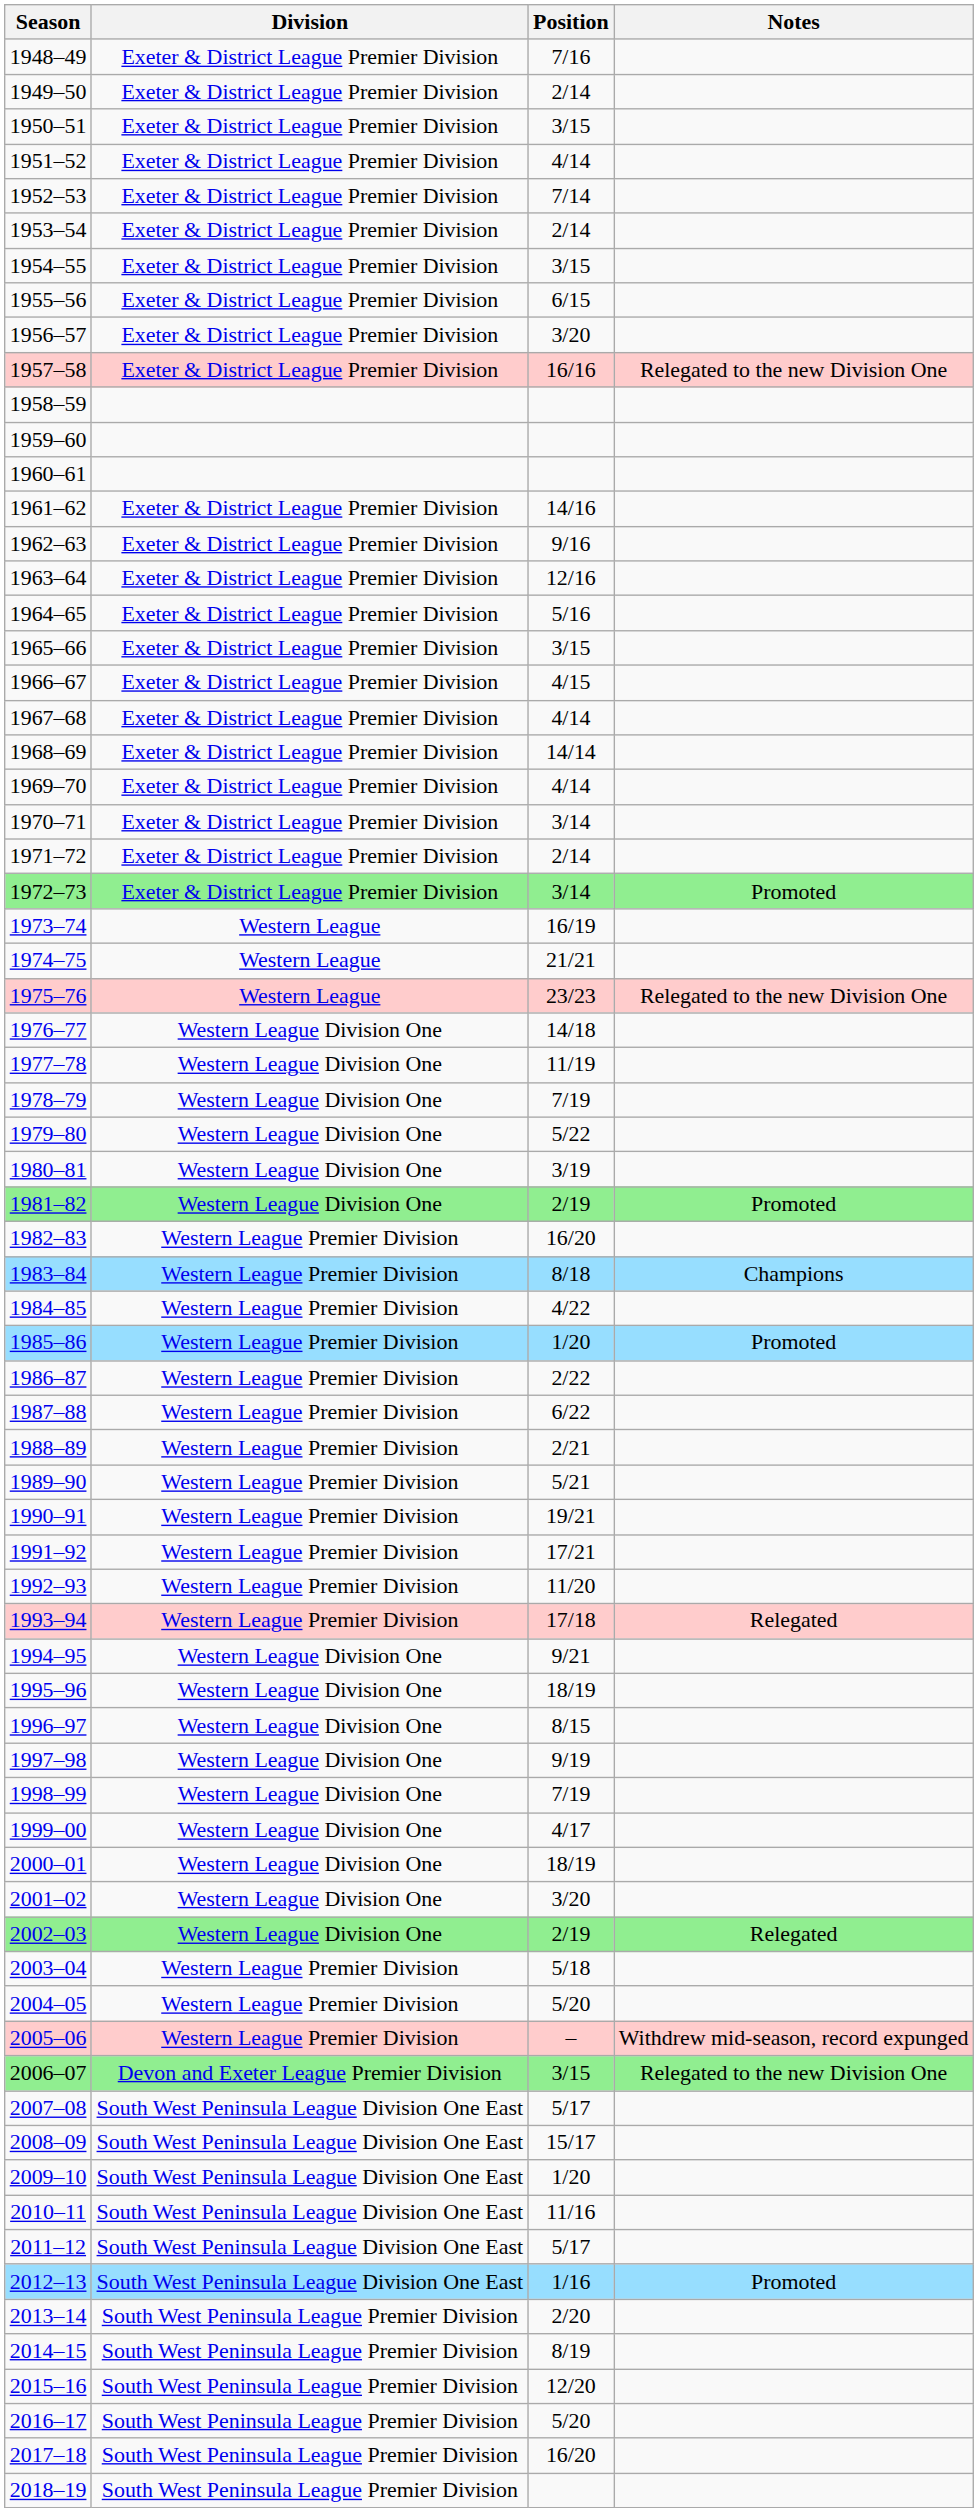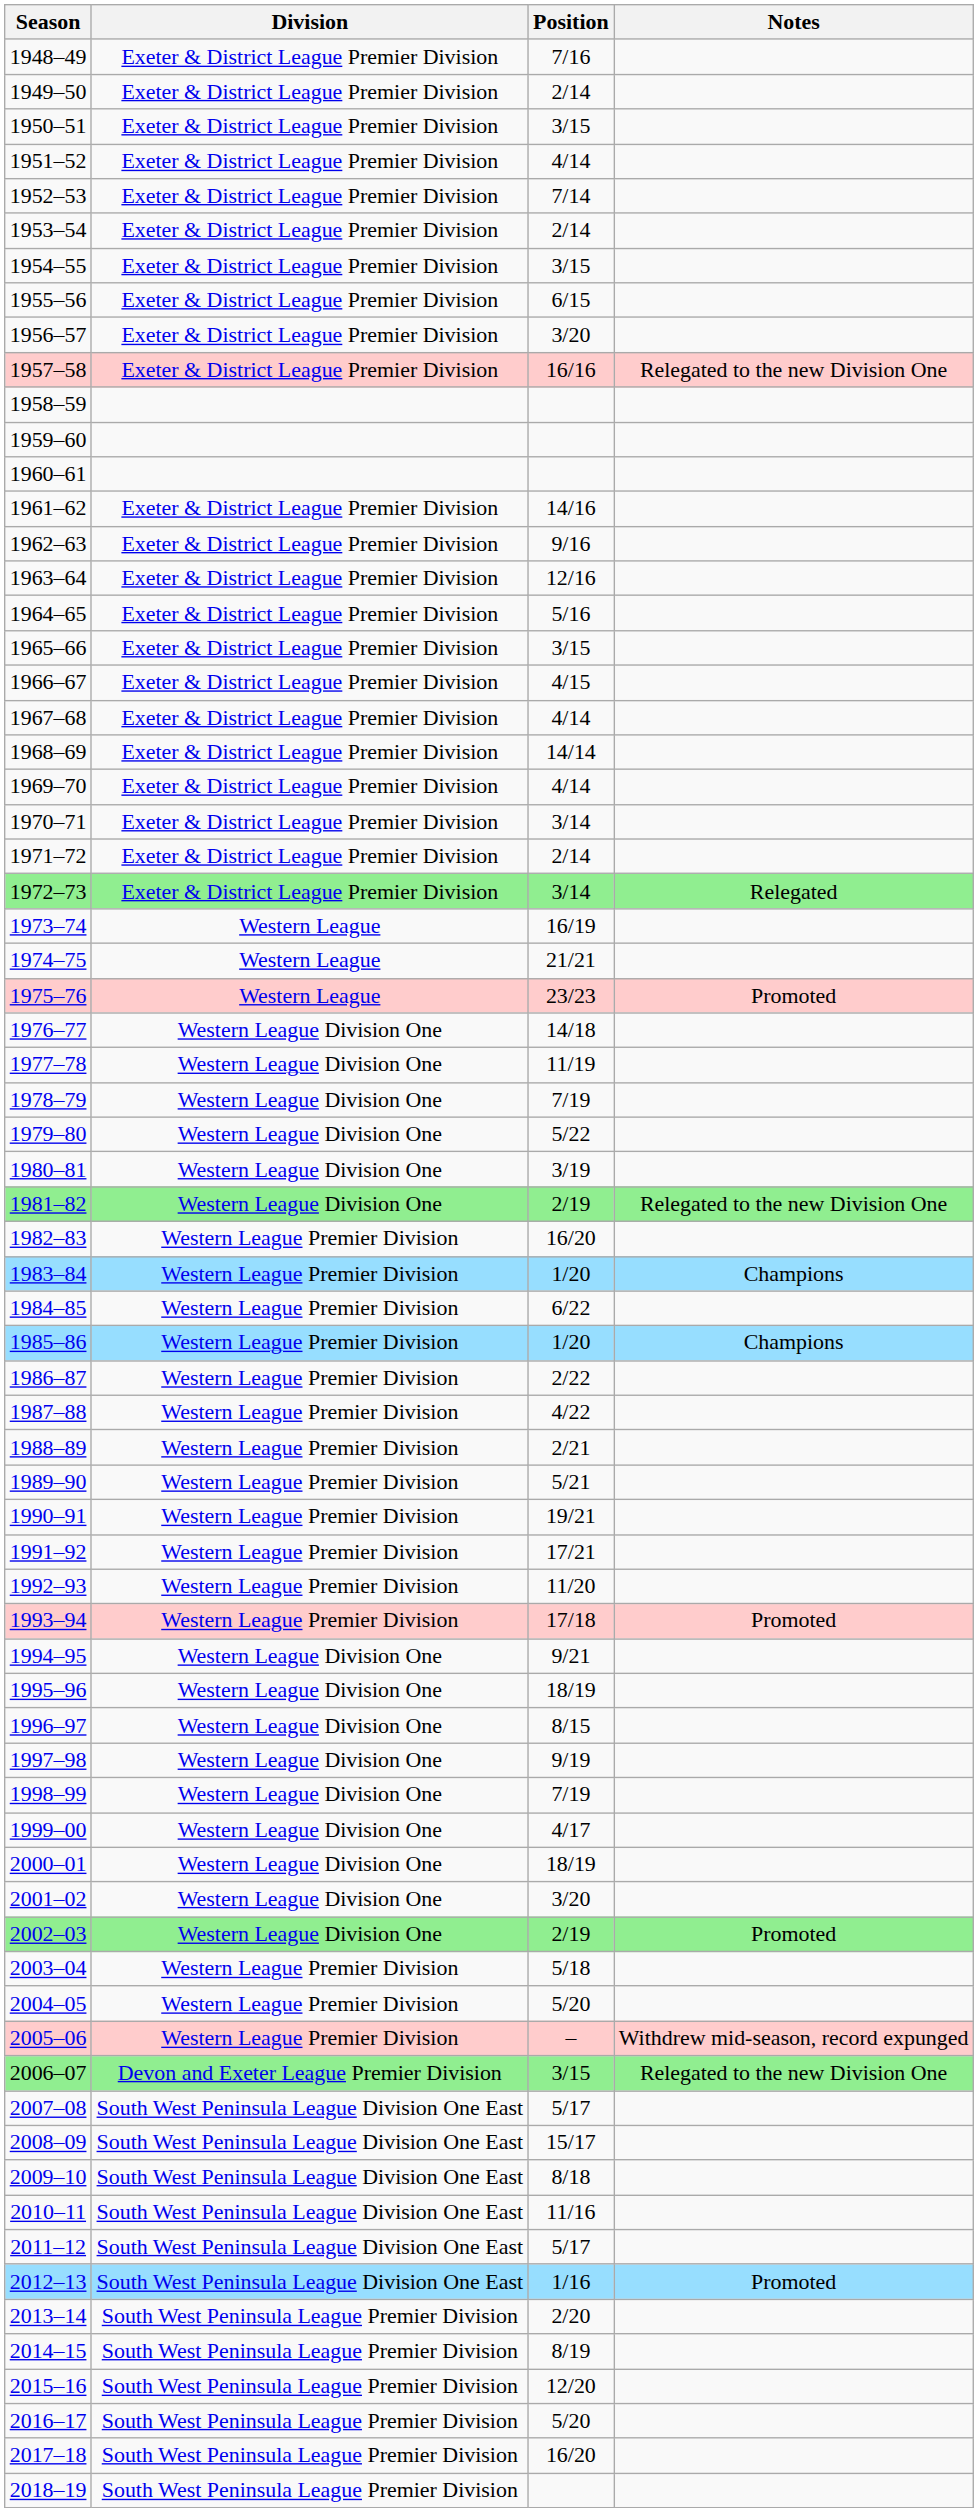(794, 890) Promoted -> (794, 890) Relegated
(794, 995) Relegated to the new Division One -> (794, 995) Promoted
(794, 1203) Promoted -> (794, 1203) Relegated to the new Division One
(571, 1273) 8/18 -> (571, 1273) 1/20
(571, 1308) 4/22 -> (571, 1308) 6/22
(794, 1342) Promoted -> (794, 1342) Champions
(571, 1412) 6/22 -> (571, 1412) 4/22
(794, 1621) Relegated -> (794, 1621) Promoted
(794, 1933) Relegated -> (794, 1933) Promoted
(571, 2177) 1/20 -> (571, 2177) 8/18
